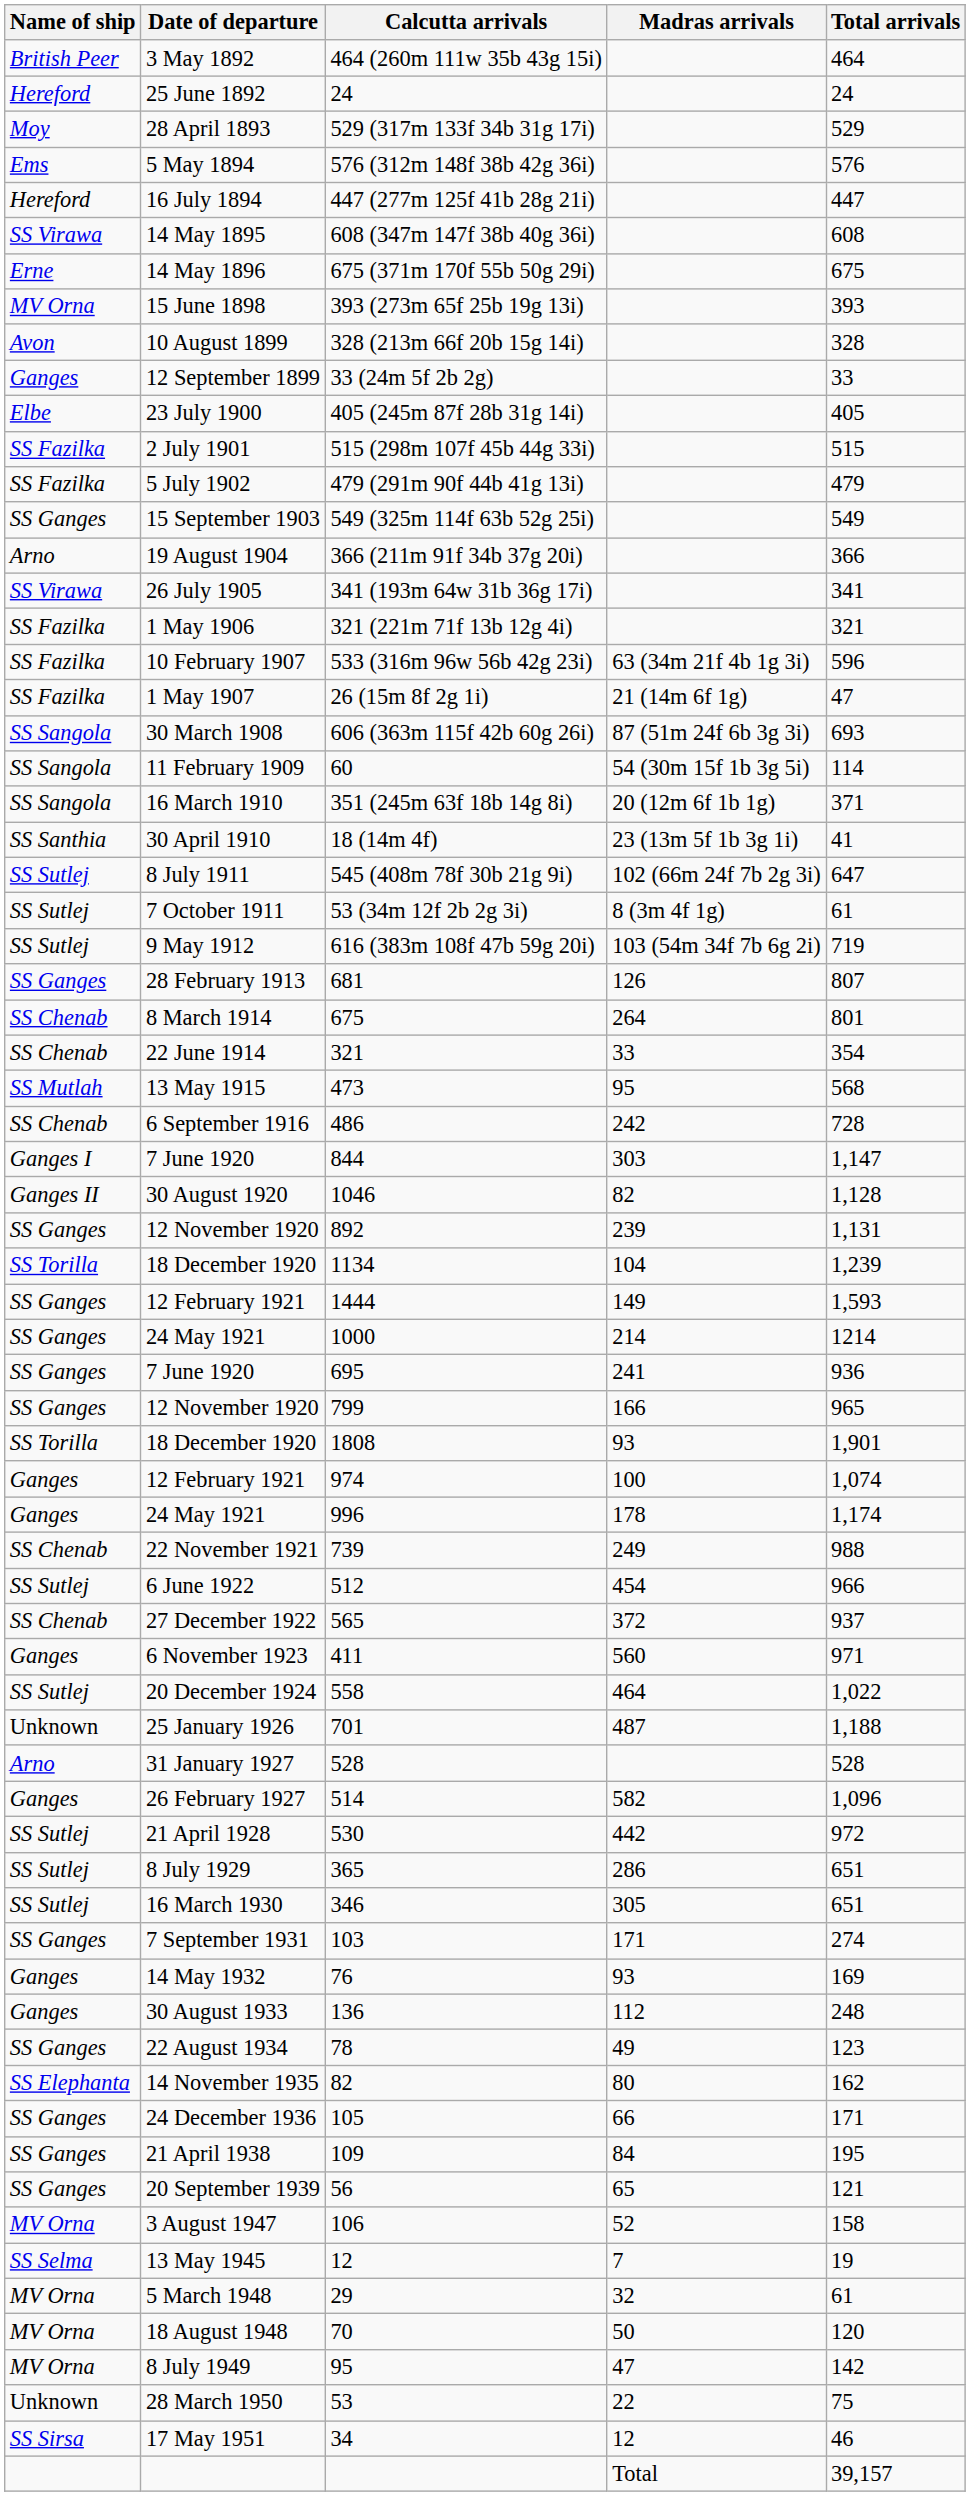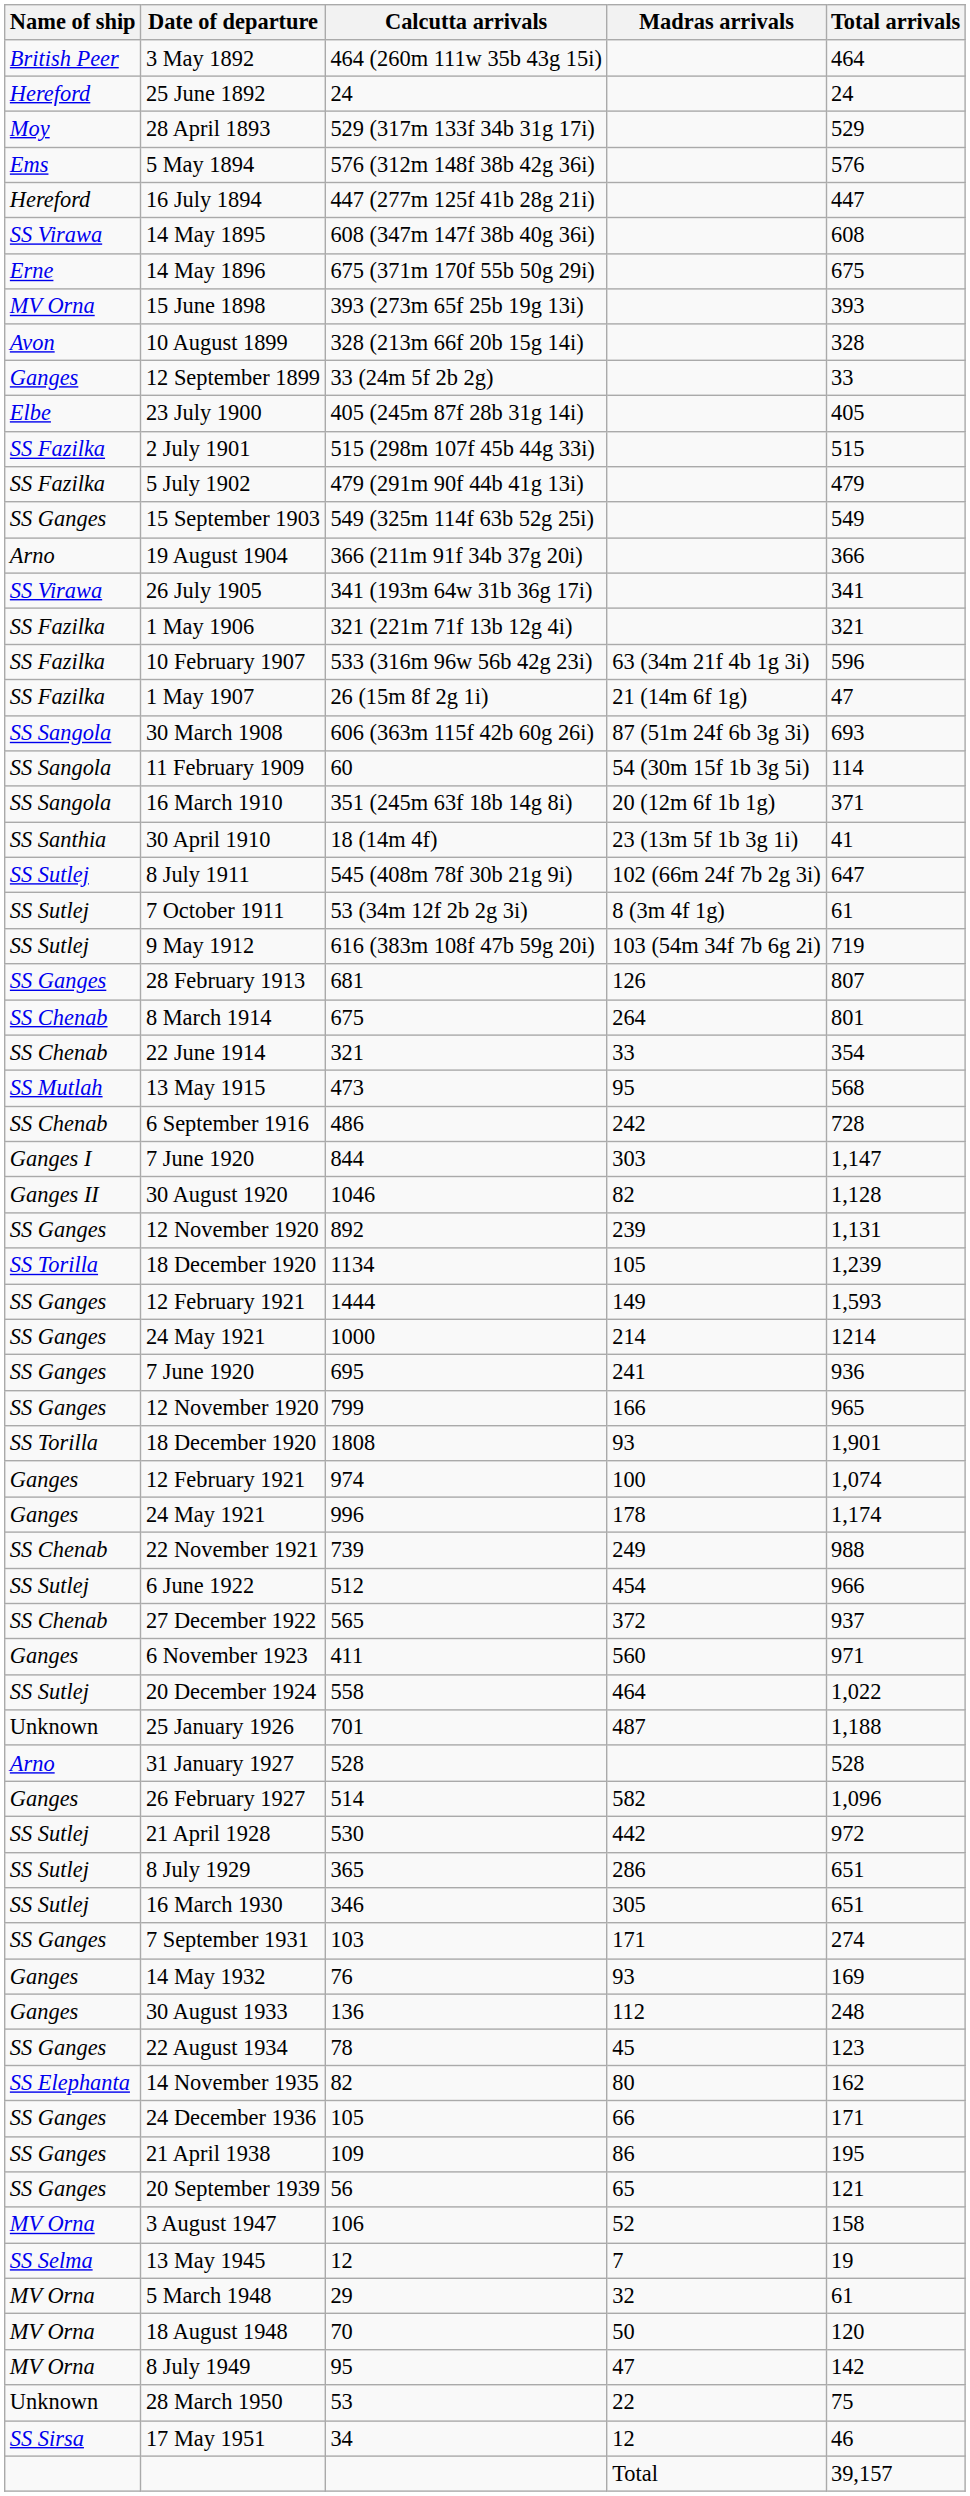(629, 1265) 104 -> (629, 1265) 105
(623, 2047) 49 -> (623, 2047) 45
(623, 2153) 84 -> (623, 2153) 86
